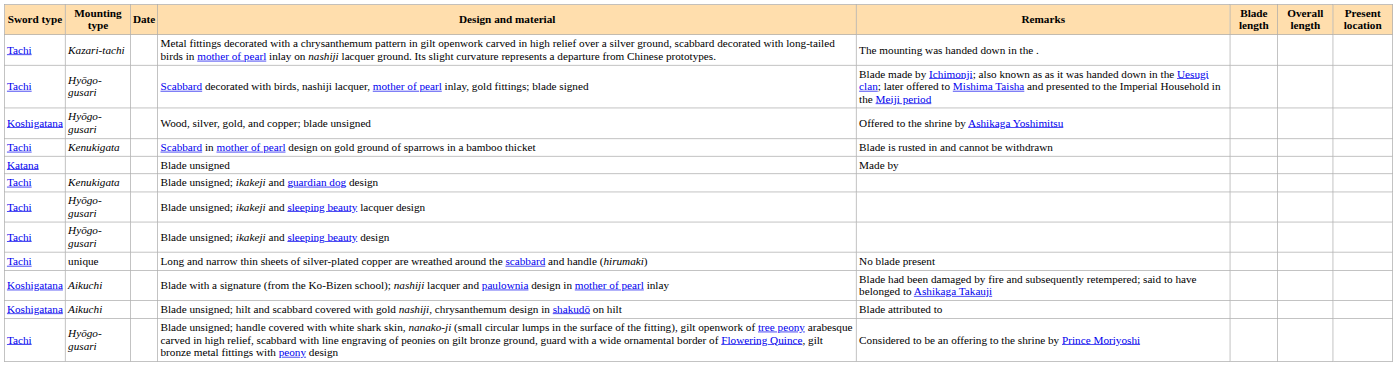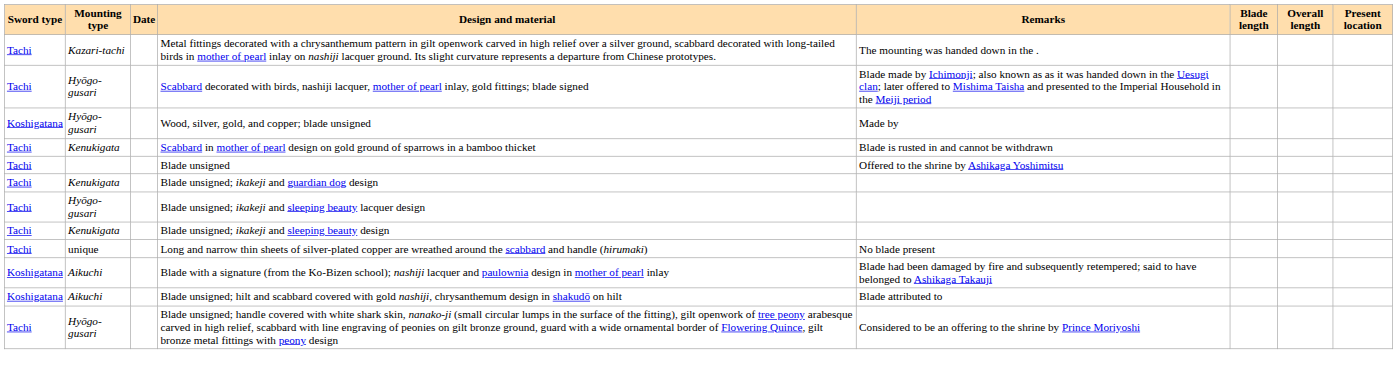(961, 123) Offered to the shrine by Ashikaga Yoshimitsu -> (879, 123) Made by
(23, 165) Katana -> (19, 165) Tachi
(879, 165) Made by -> (961, 165) Offered to the shrine by Ashikaga Yoshimitsu
(85, 237) Hyōgo-gusari -> (94, 231) Kenukigata
